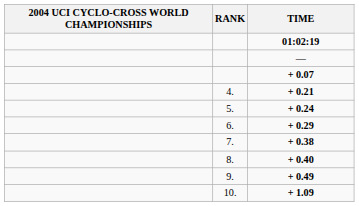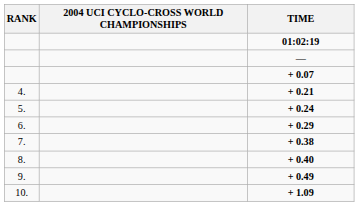columns swapped: (230, 19) <-> (109, 19)
